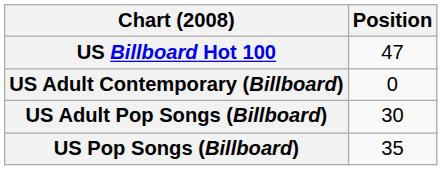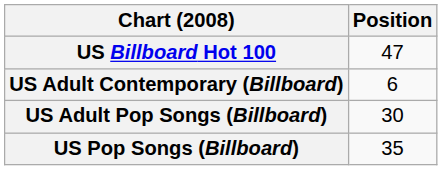(392, 84) 0 -> (392, 84) 6
